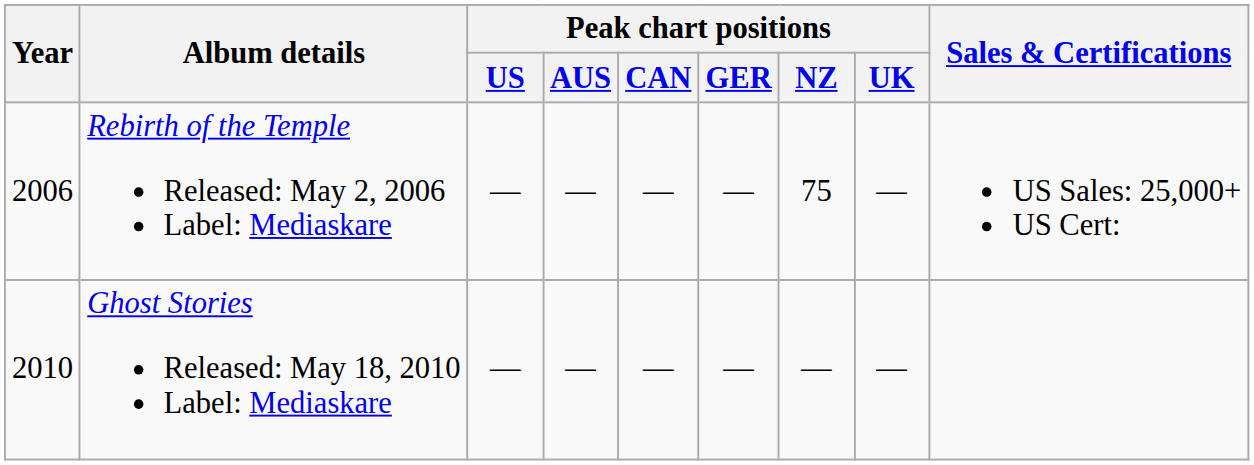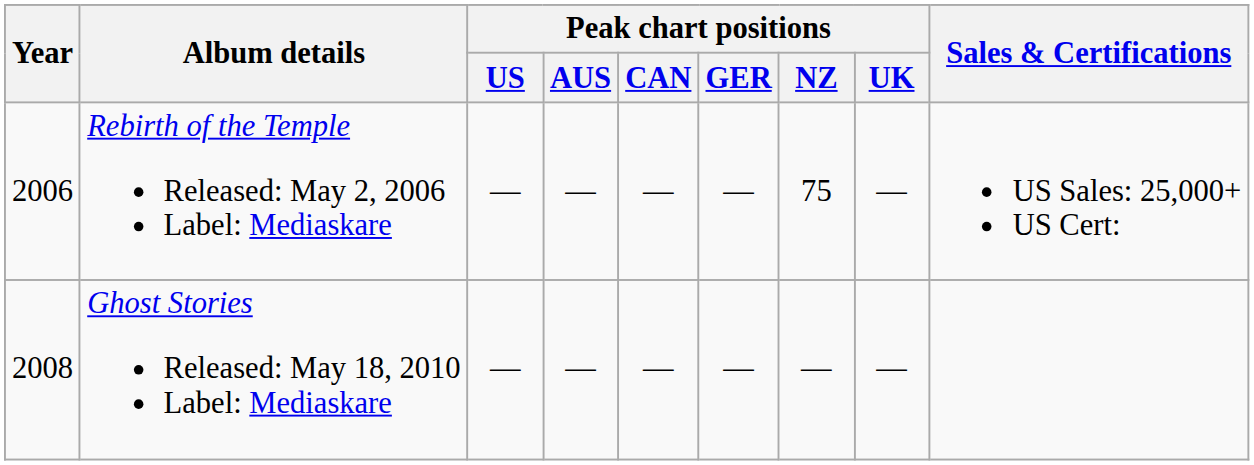(43, 368) 2010 -> (43, 368) 2008
